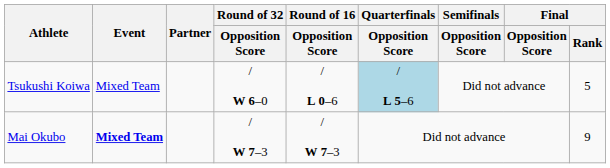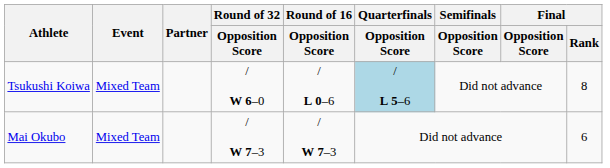(587, 87) 5 -> (584, 87) 8
(129, 137) bold -> (128, 137) normal
(587, 137) 9 -> (584, 137) 6
